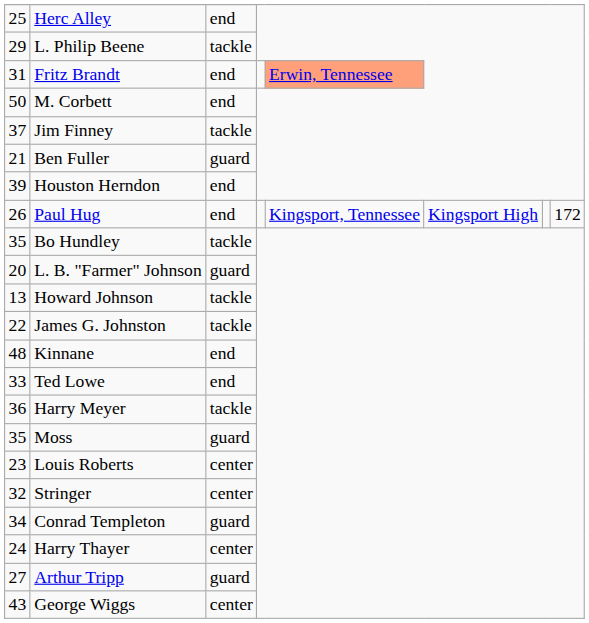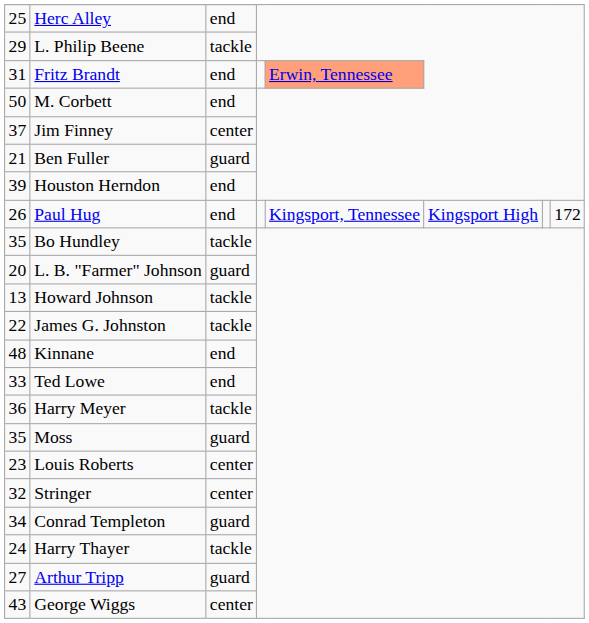(231, 130) tackle -> (231, 130) center
(231, 548) center -> (231, 548) tackle
